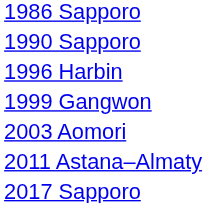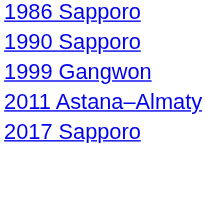- row: (63, 71)
- row: (65, 131)
